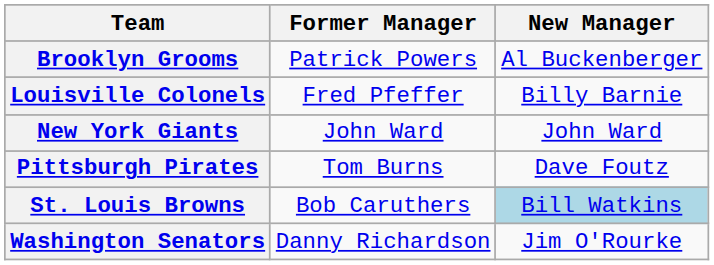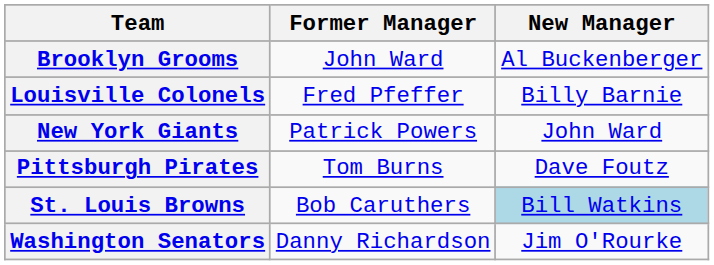(383, 60) Patrick Powers -> (383, 60) John Ward
(383, 132) John Ward -> (383, 132) Patrick Powers
